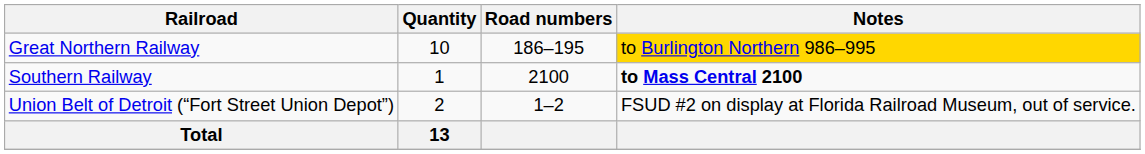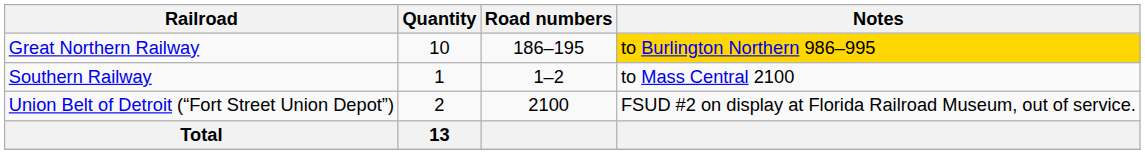(549, 76) 2100 -> (549, 76) 1–2
(712, 76) bold -> (708, 76) normal
(549, 105) 1–2 -> (549, 105) 2100
